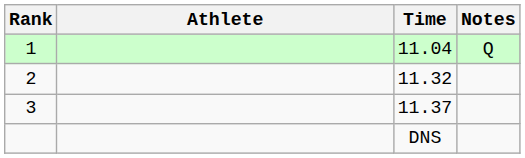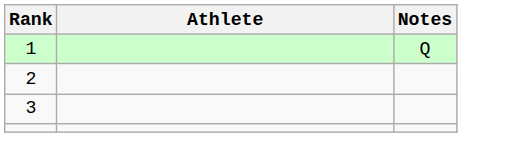- column: (425, 20)
